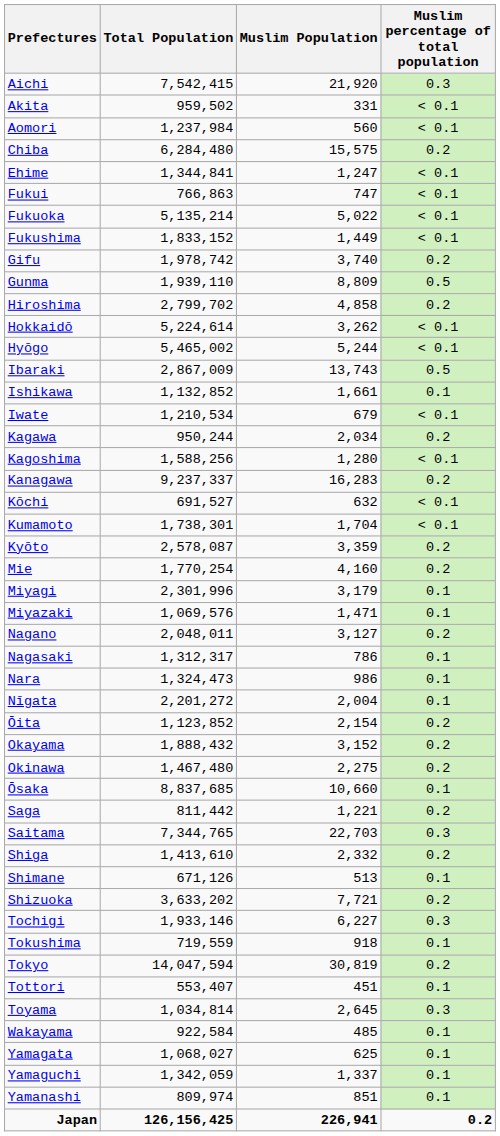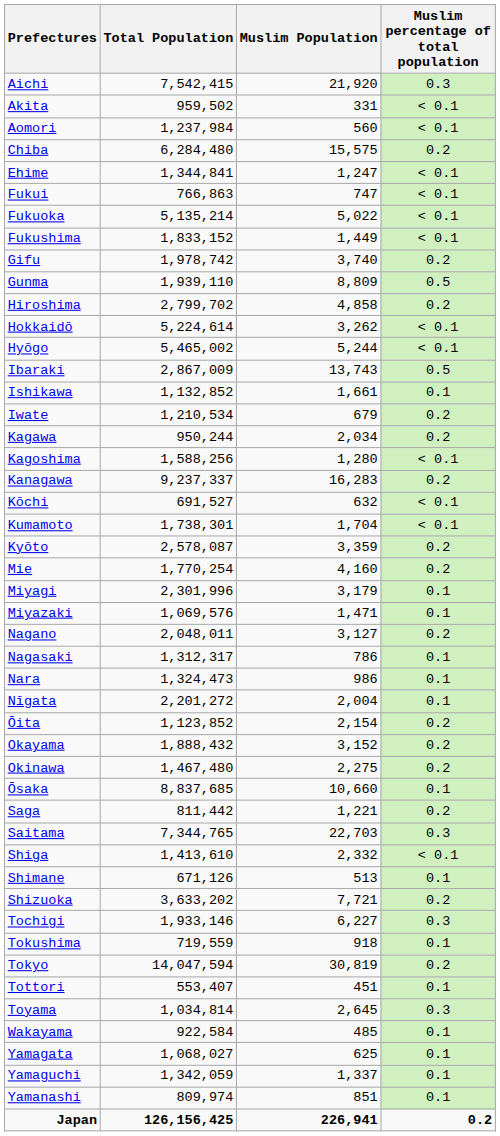(438, 415) < 0.1 -> (438, 415) 0.2
(438, 856) 0.2 -> (438, 856) < 0.1
